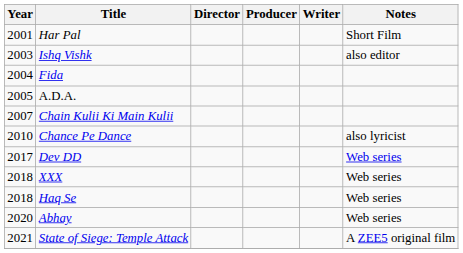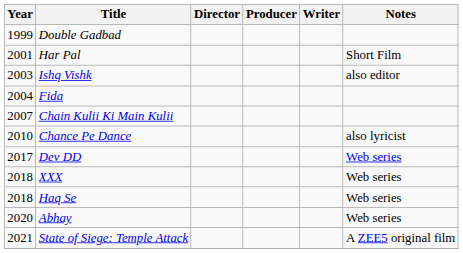+ row: (80, 34)
- row: (58, 95)
